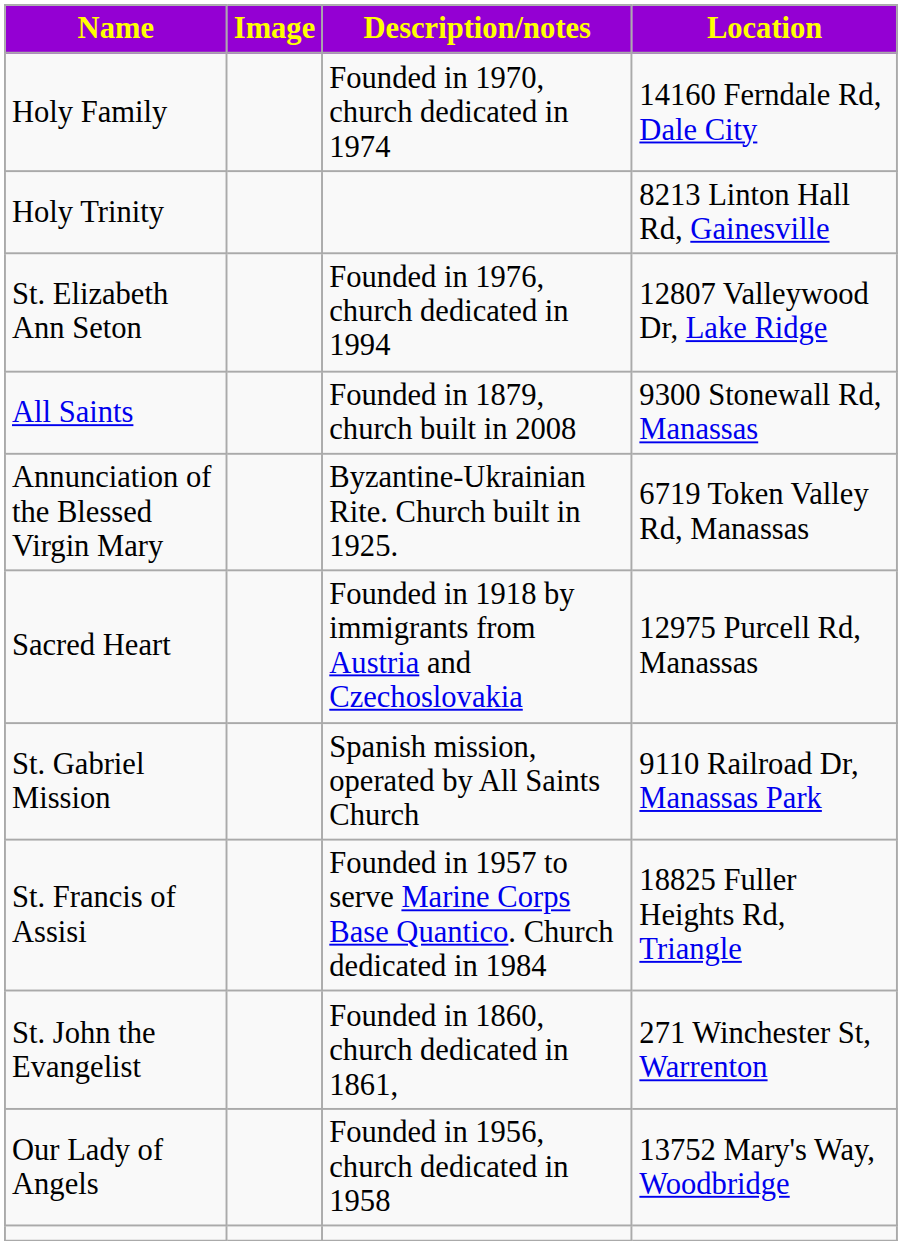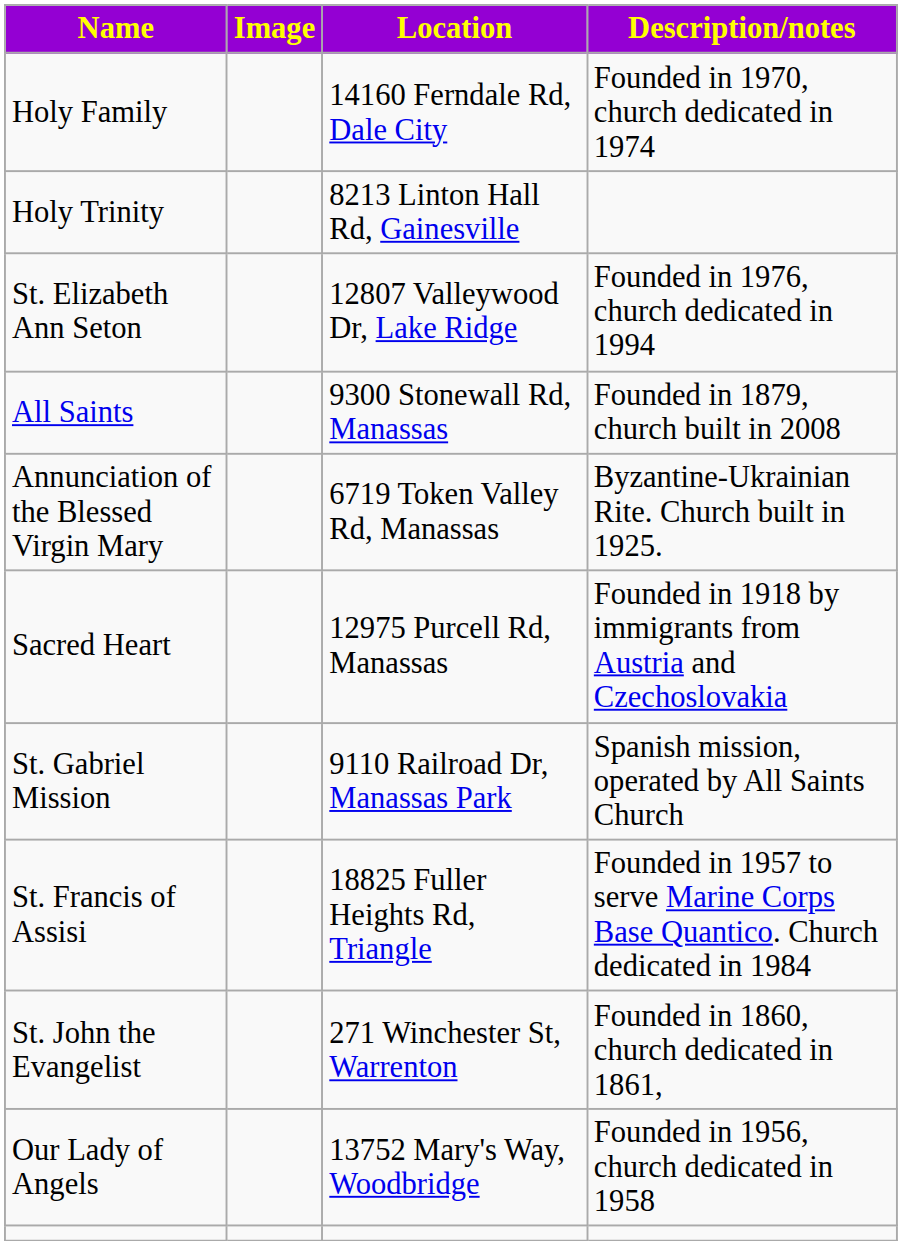columns swapped: (765, 28) <-> (477, 28)
